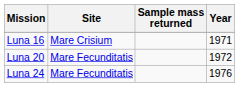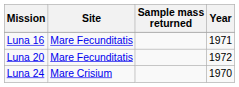(81, 40) Mare Crisium -> (92, 40) Mare Fecunditatis
(92, 73) Mare Fecunditatis -> (81, 73) Mare Crisium
(221, 73) 1976 -> (221, 73) 1970
